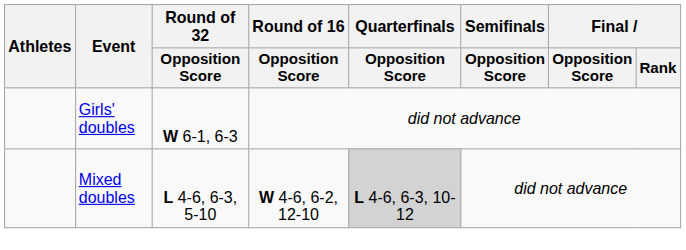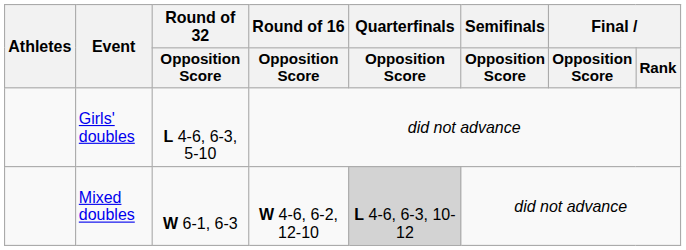(200, 137) W 6-1, 6-3 -> (200, 145) L 4-6, 6-3, 5-10
(200, 206) L 4-6, 6-3, 5-10 -> (200, 224) W 6-1, 6-3
